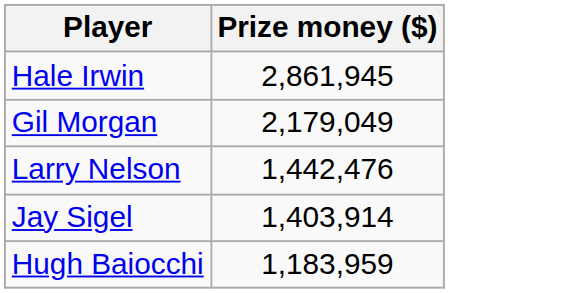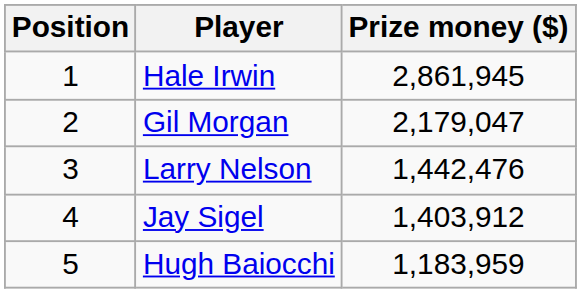+ column: (70, 28)
(327, 122) 2,179,049 -> (458, 122) 2,179,047
(327, 216) 1,403,914 -> (458, 216) 1,403,912
